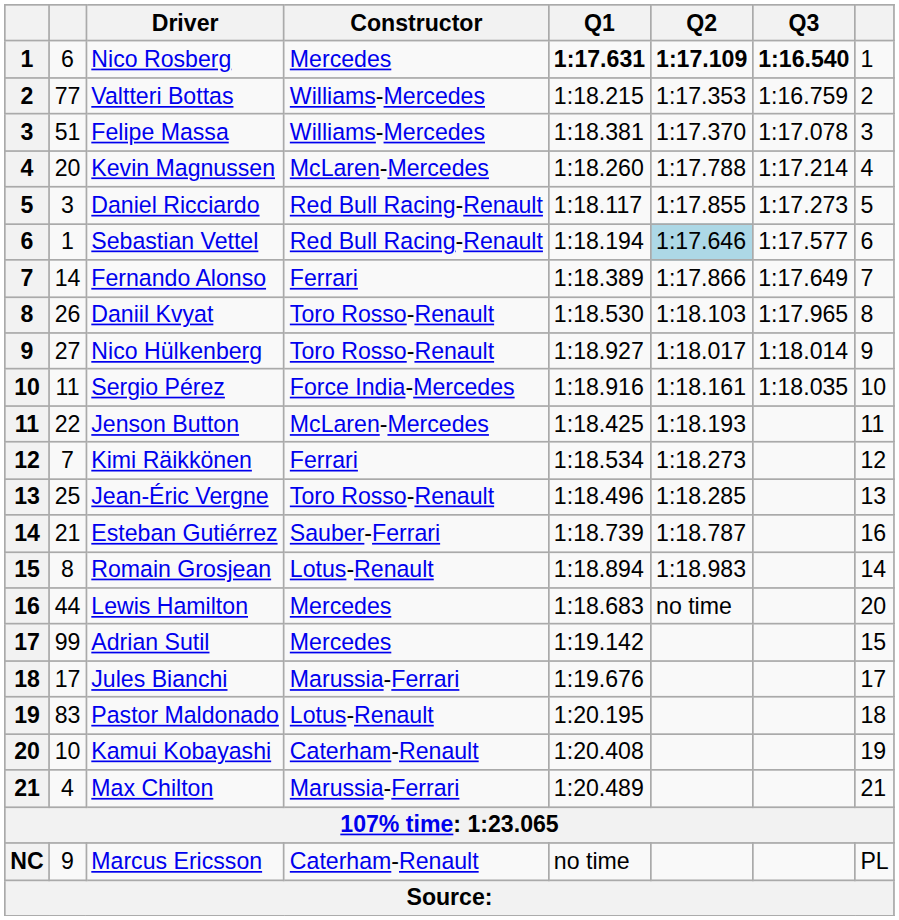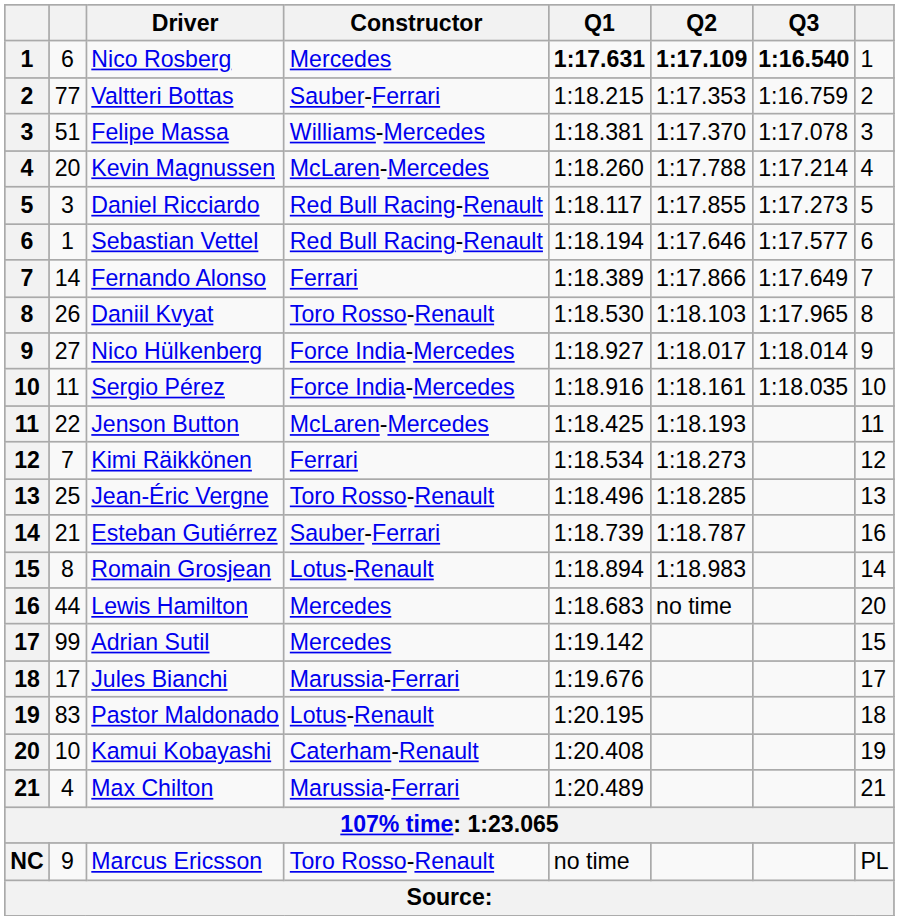(387, 96) Williams-Mercedes -> (365, 96) Sauber-Ferrari
(701, 241) lightblue background -> (701, 241) no background
(392, 351) Toro Rosso-Renault -> (402, 351) Force India-Mercedes
(384, 861) Caterham-Renault -> (392, 861) Toro Rosso-Renault
